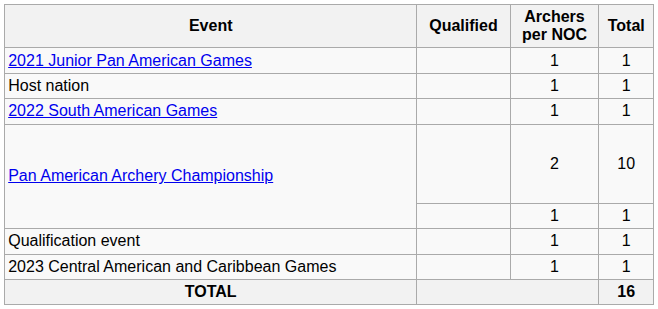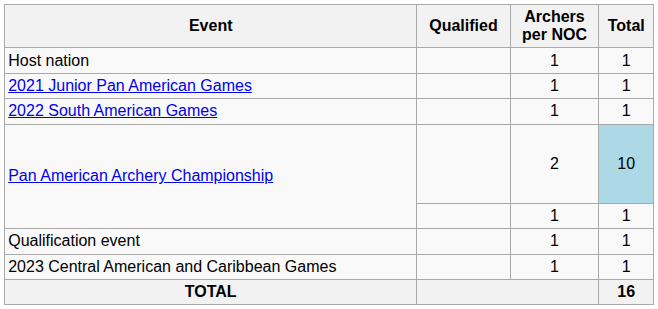rows swapped: (49, 85) <-> (130, 60)
(626, 163) no background -> (626, 163) lightblue background
